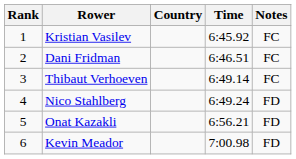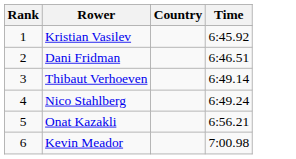- column: (271, 15)
